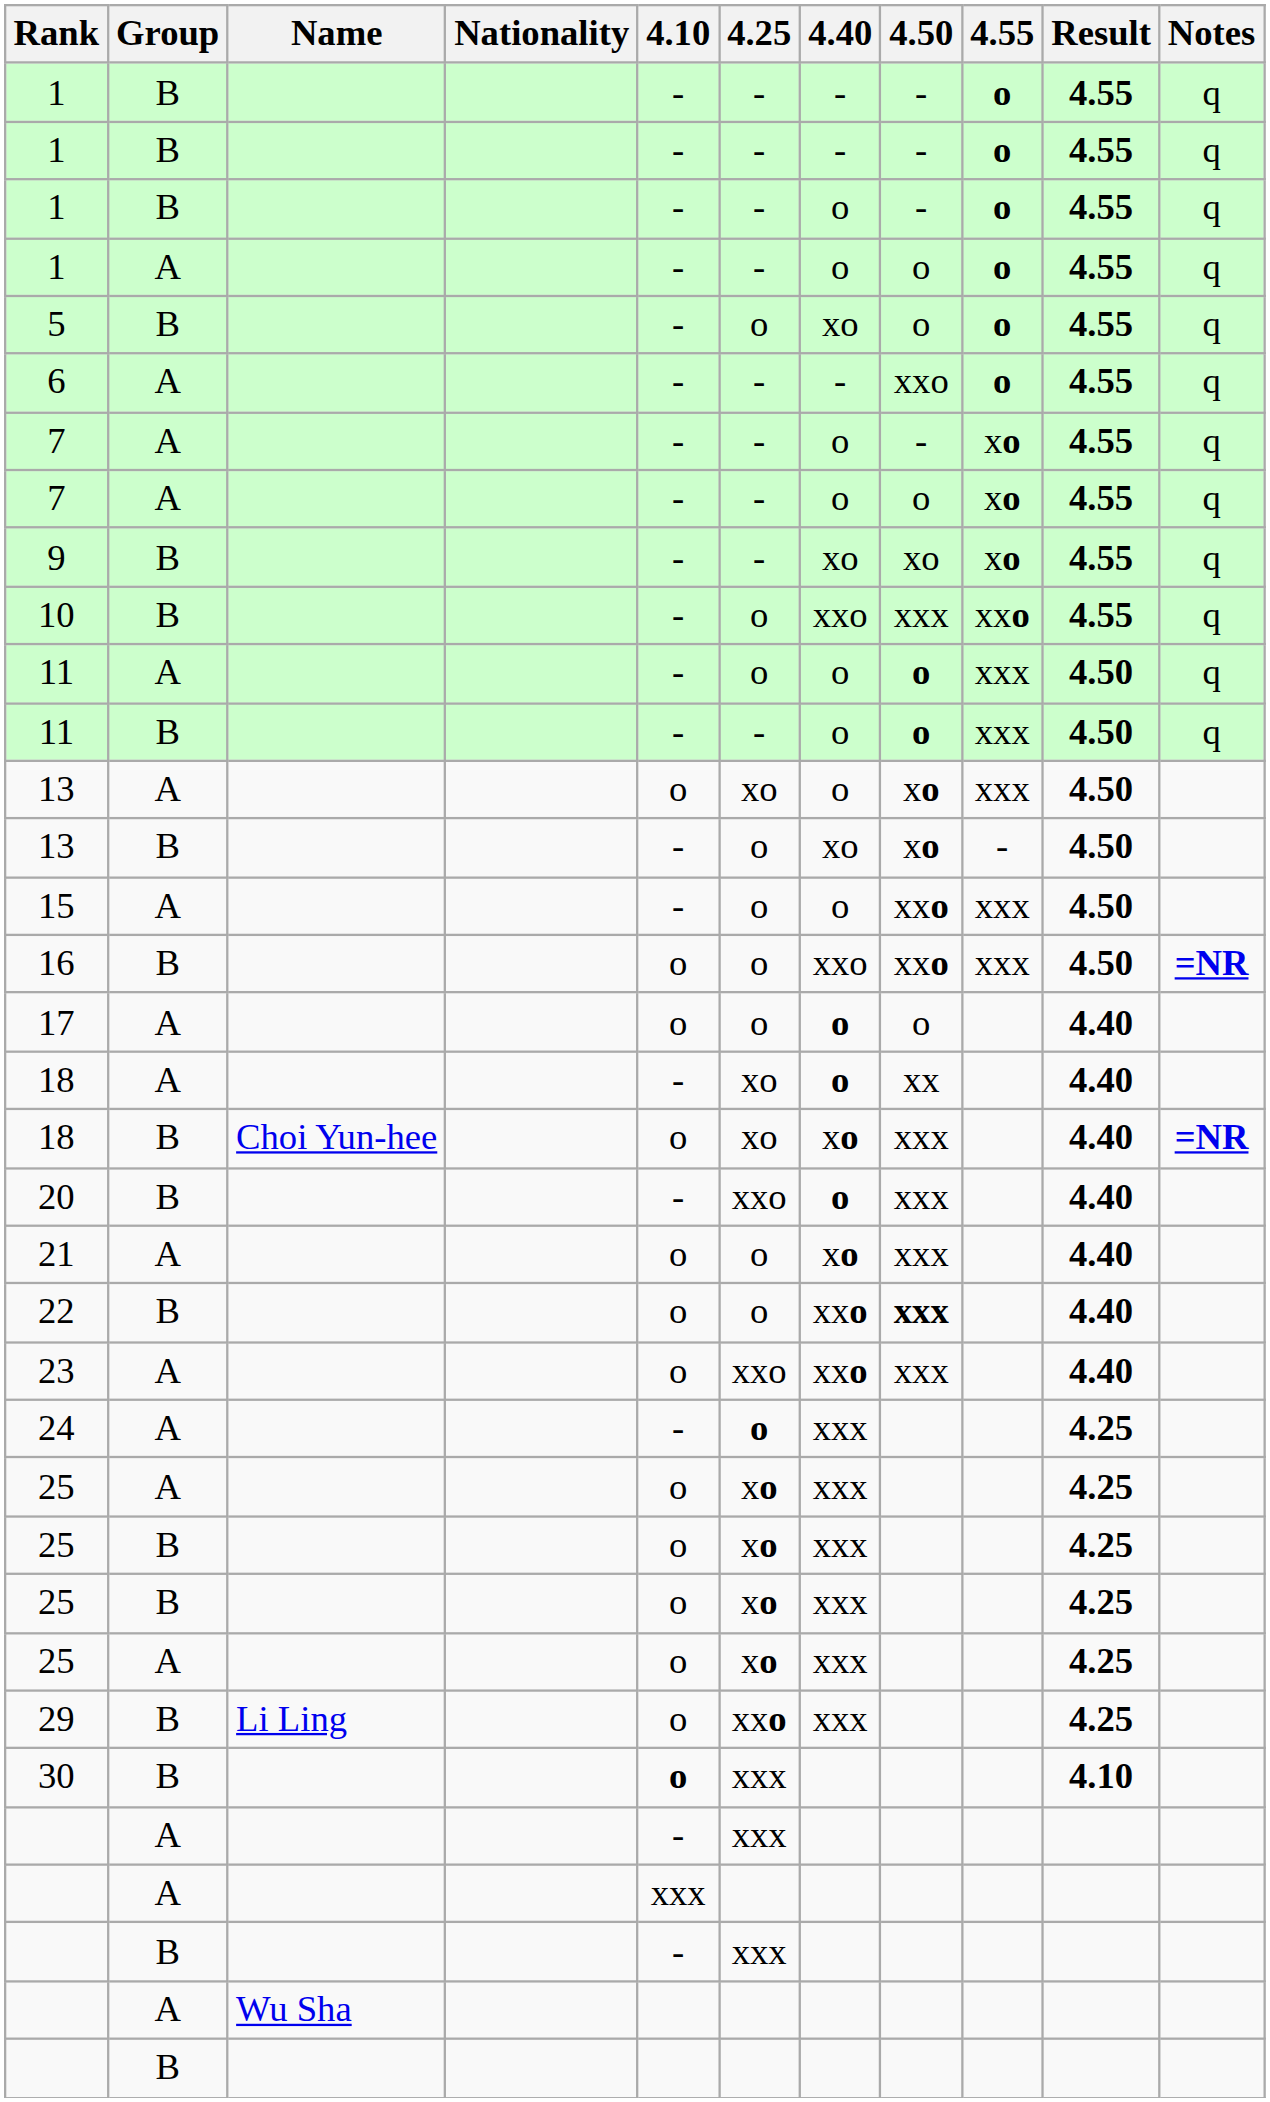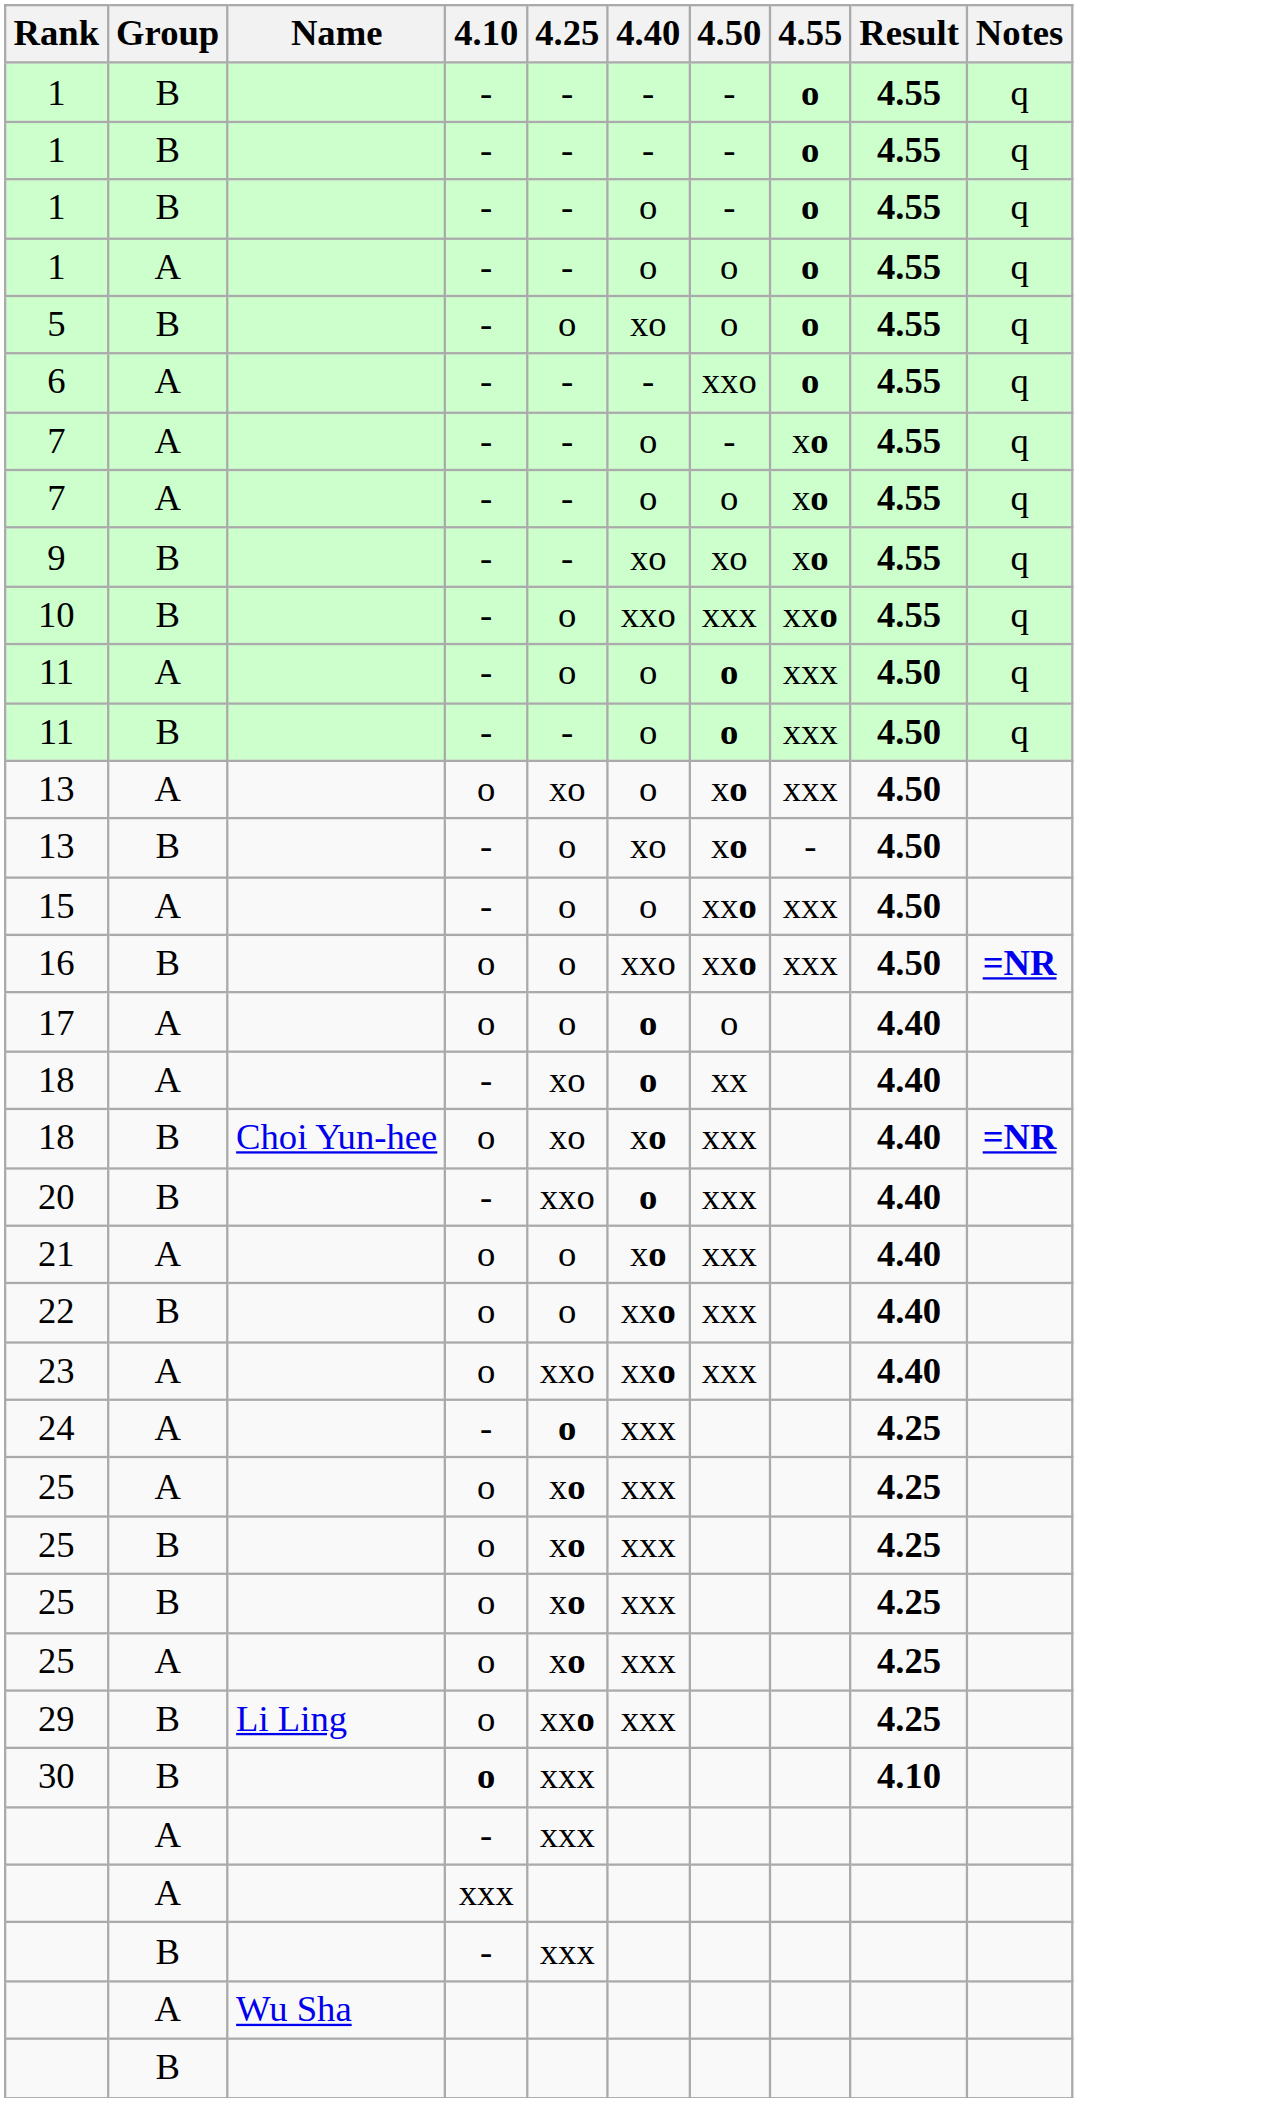- column: (542, 33)
(921, 1311) bold -> (729, 1311) normal
